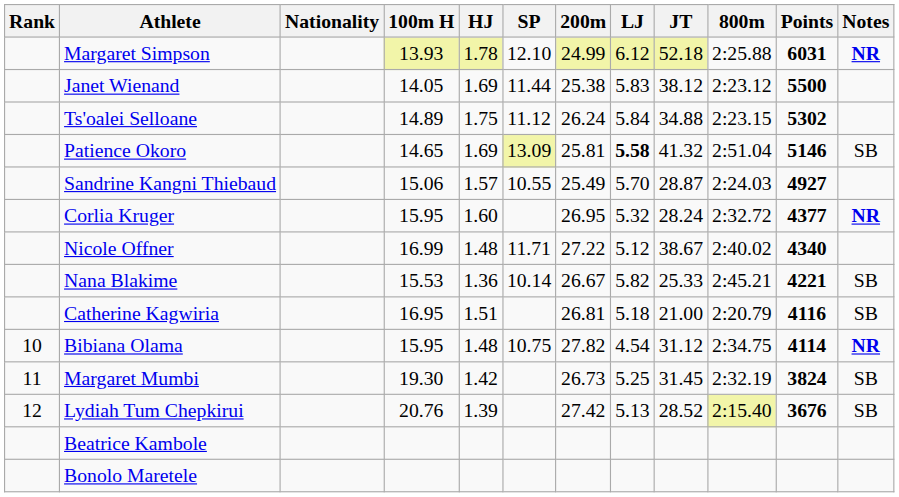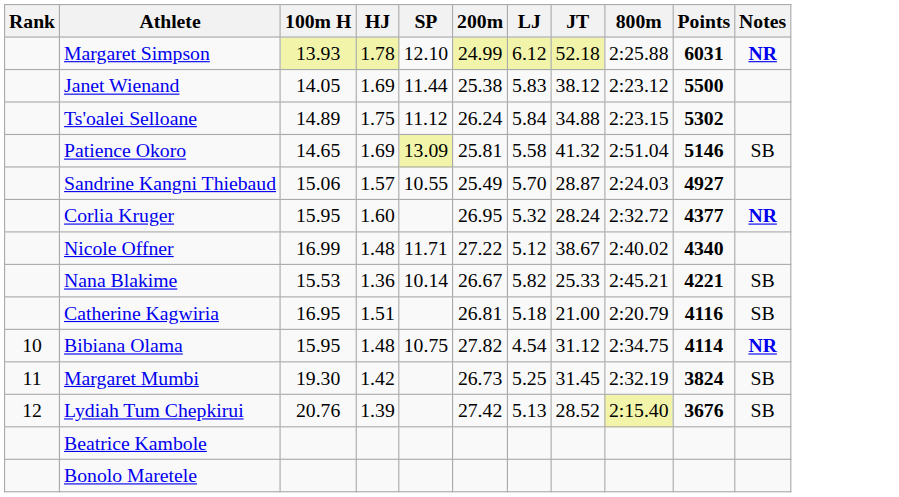- column: (332, 20)
(632, 150) bold -> (529, 150) normal
